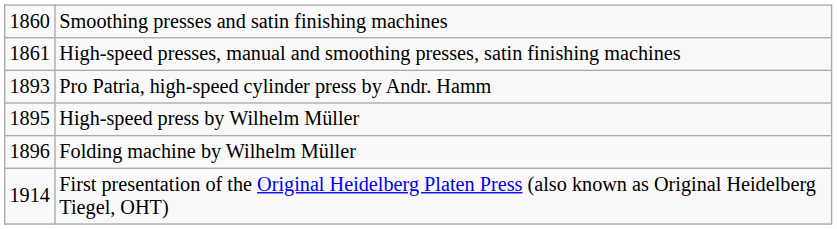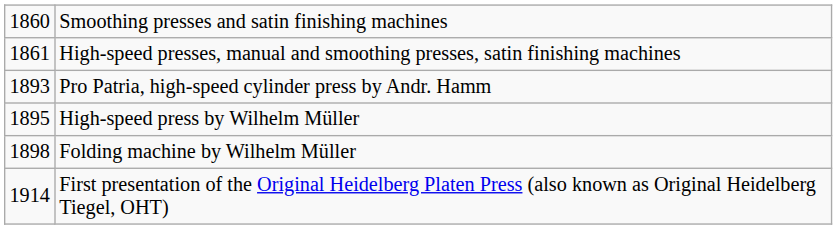(30, 151) 1896 -> (30, 151) 1898
